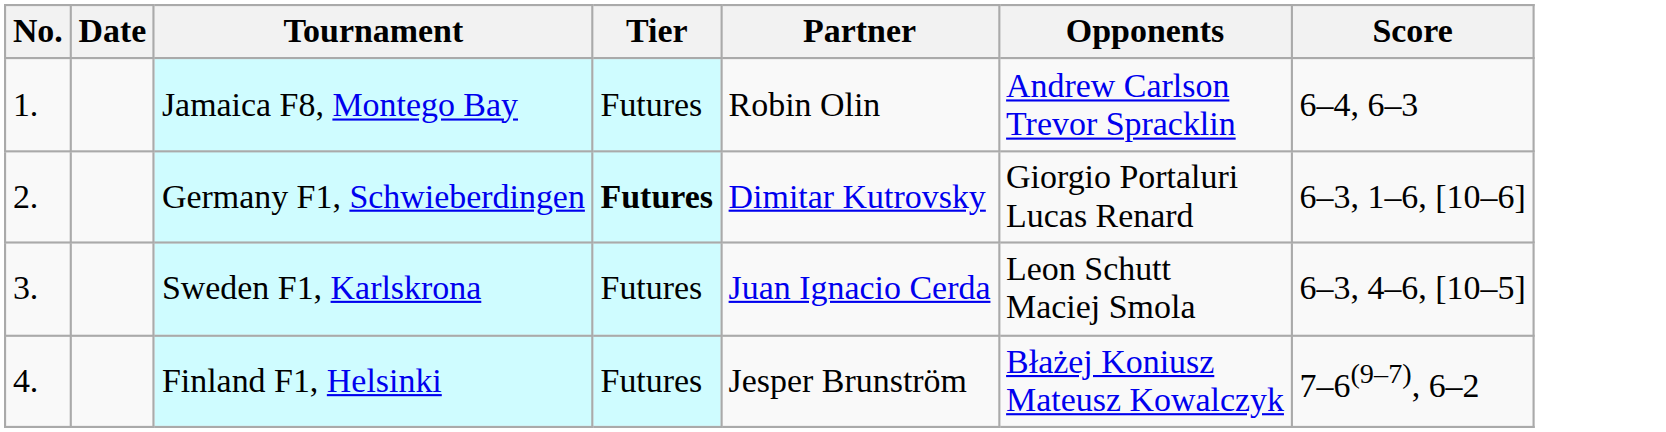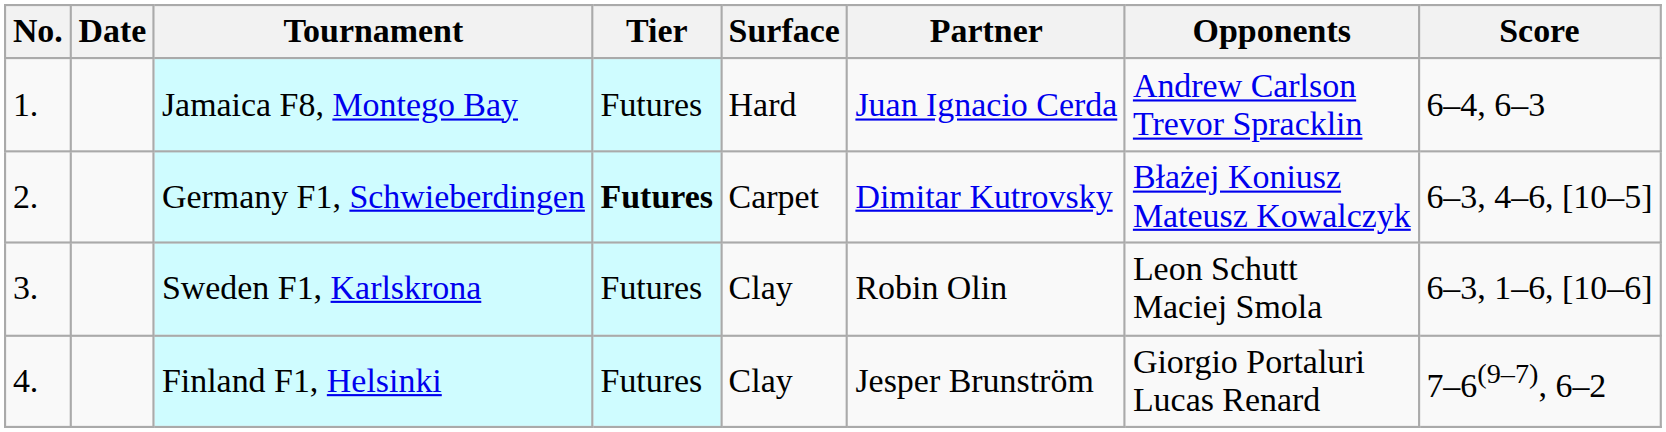+ column: (784, 31)
(804, 104) Robin Olin -> (986, 104) Juan Ignacio Cerda
(1122, 196) Giorgio Portaluri Lucas Renard -> (1272, 196) Błażej Koniusz Mateusz Kowalczyk
(1413, 196) 6–3, 1–6, [10–6] -> (1539, 196) 6–3, 4–6, [10–5]
(860, 288) Juan Ignacio Cerda -> (931, 288) Robin Olin
(1413, 288) 6–3, 4–6, [10–5] -> (1539, 288) 6–3, 1–6, [10–6]
(1145, 380) Błażej Koniusz Mateusz Kowalczyk -> (1249, 380) Giorgio Portaluri Lucas Renard
